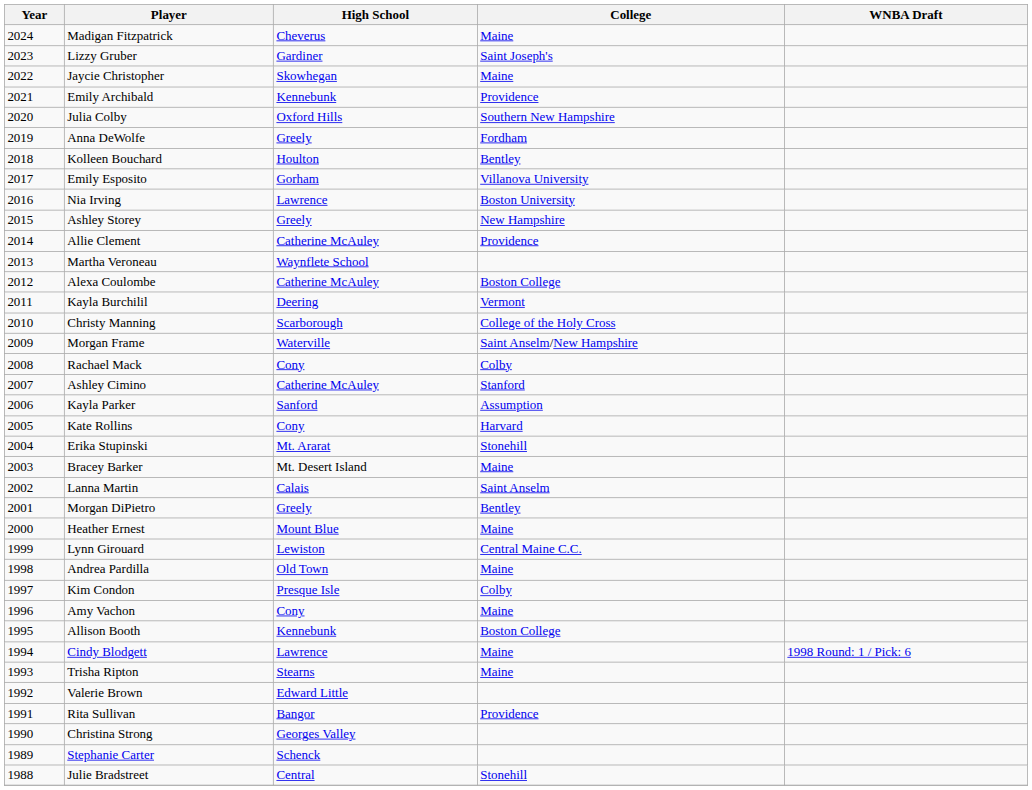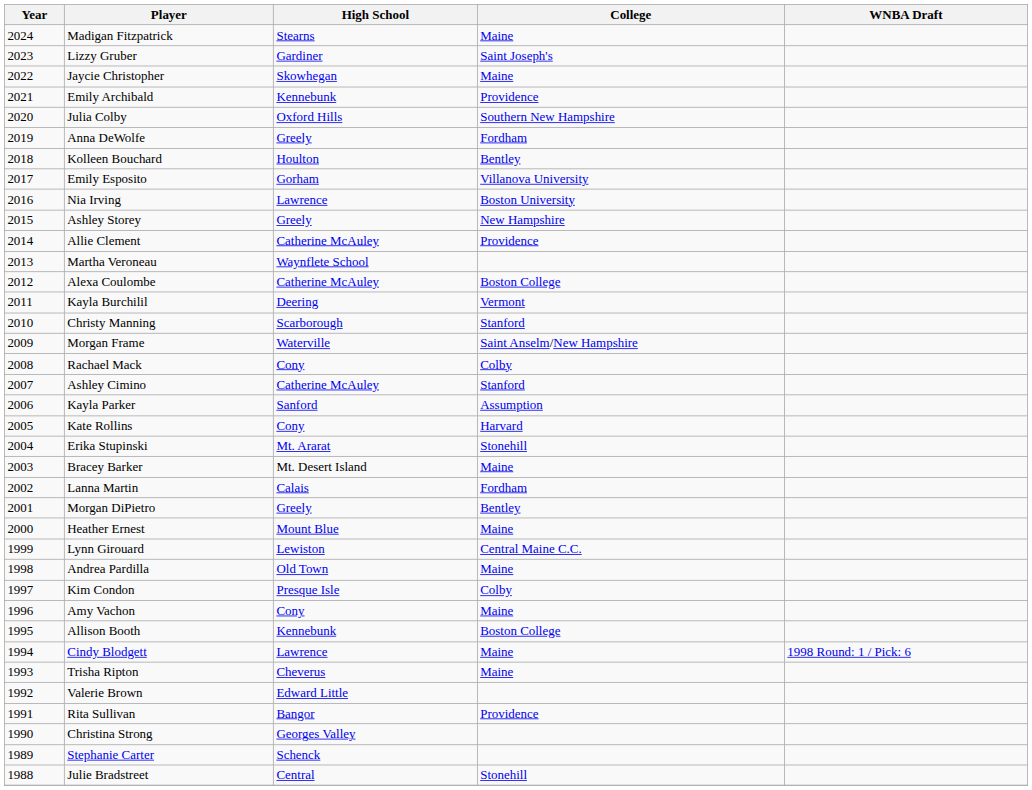(301, 35) Cheverus -> (296, 35) Stearns
(548, 323) College of the Holy Cross -> (502, 323) Stanford
(515, 487) Saint Anselm -> (504, 487) Fordham
(296, 672) Stearns -> (301, 672) Cheverus
